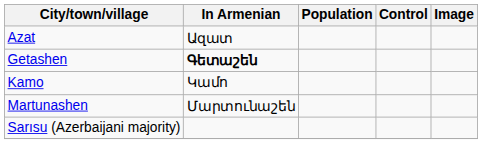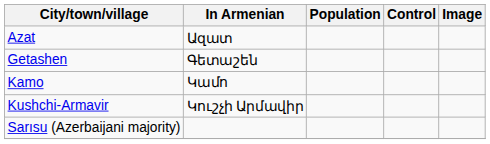(222, 60) bold -> (222, 60) normal
+ row: (58, 105)
- row: (48, 105)
